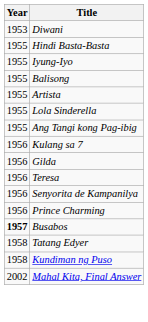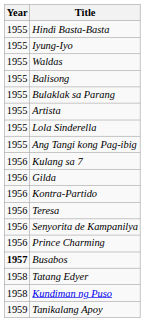- row: (48, 29)
+ row: (47, 62)
+ row: (74, 95)
+ row: (65, 194)
+ row: (67, 309)
- row: (87, 276)
